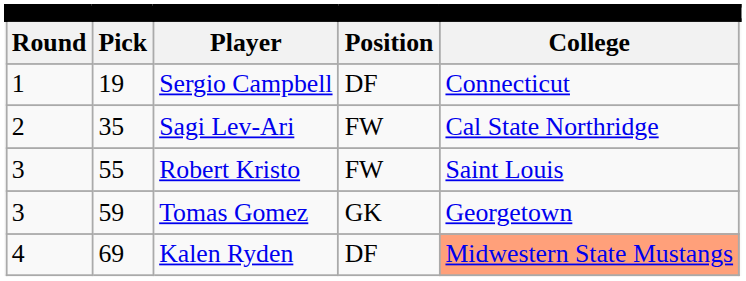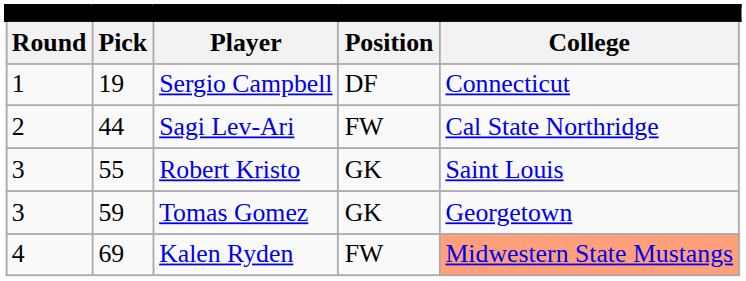(111, 126) 35 -> (111, 126) 44
(364, 169) FW -> (363, 169) GK
(361, 254) DF -> (364, 254) FW
